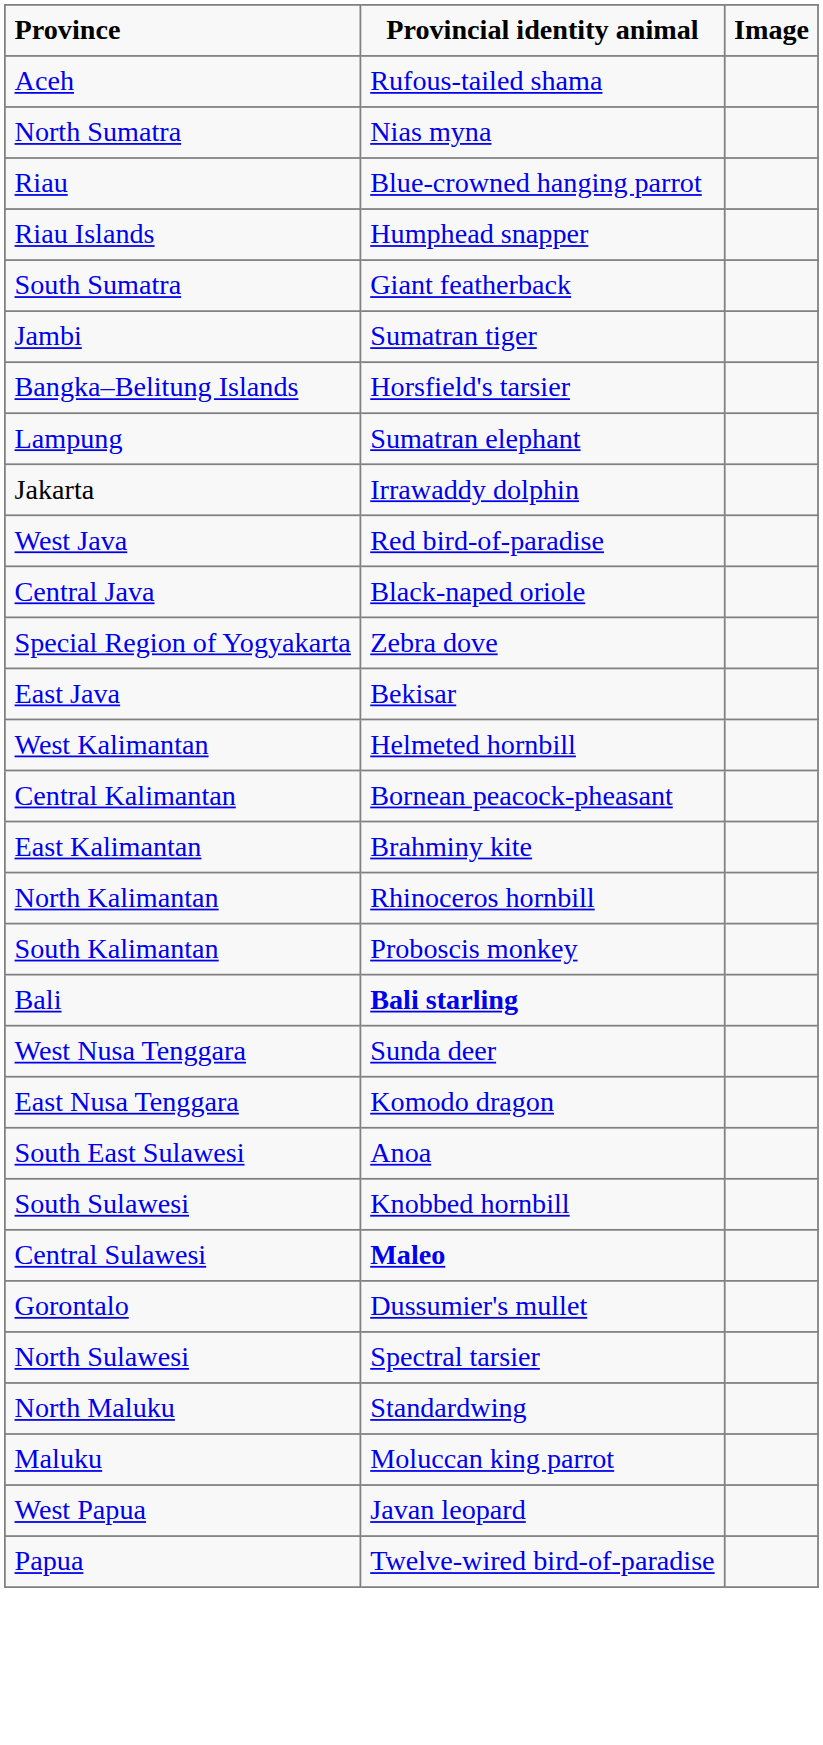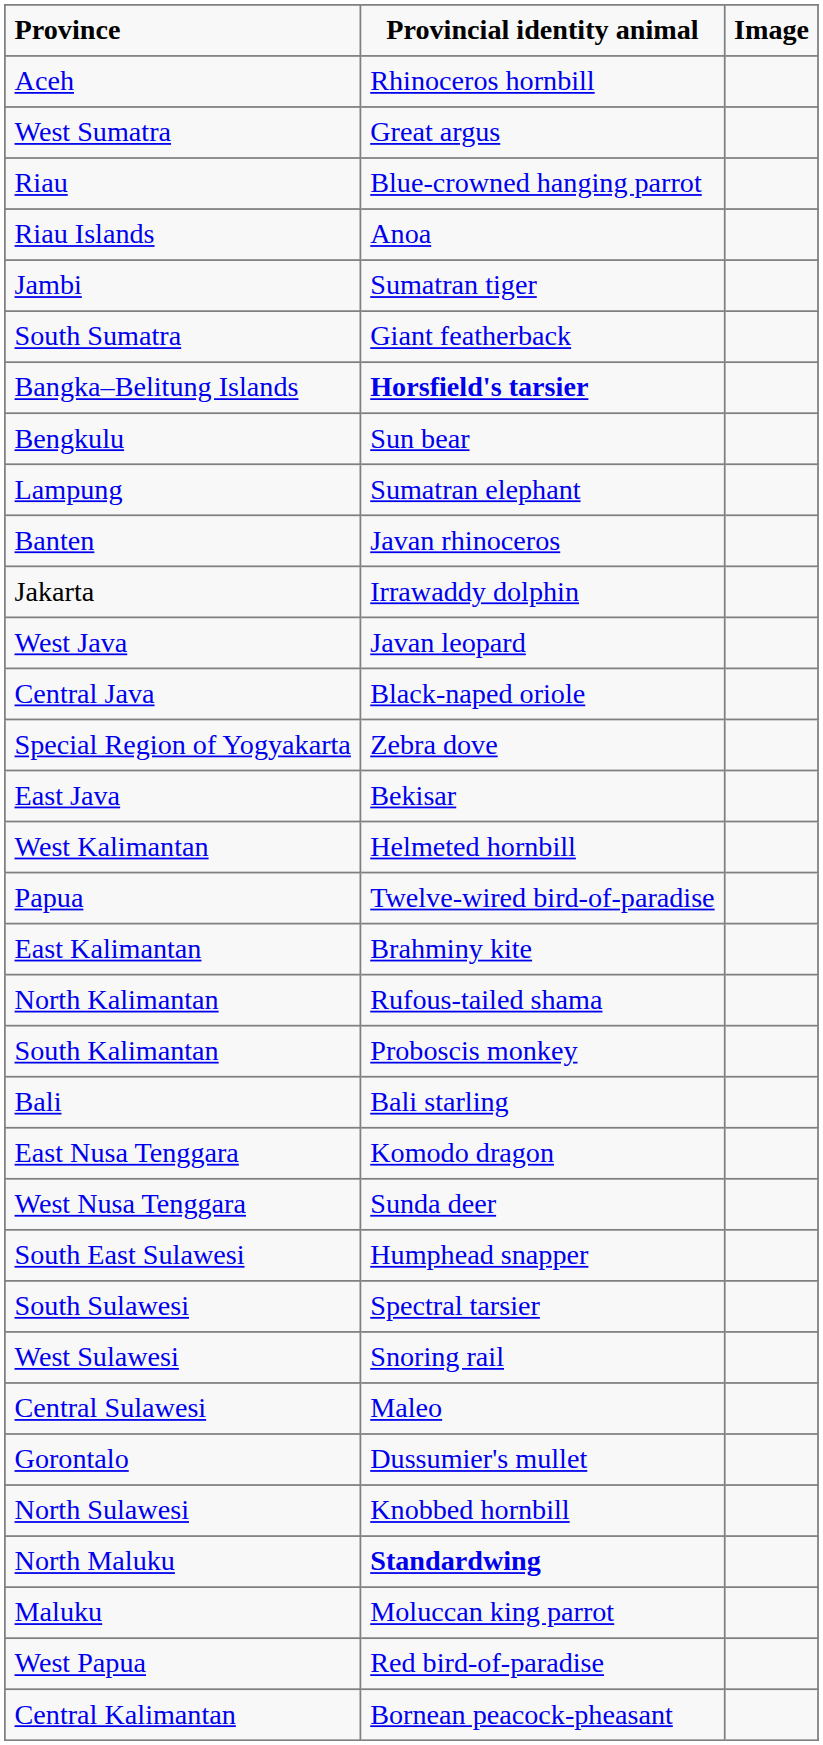(486, 81) Rufous-tailed shama -> (482, 81) Rhinoceros hornbill
- row: (98, 132)
+ row: (93, 132)
(479, 234) Humphead snapper -> (401, 234) Anoa
rows swapped: (48, 336) <-> (98, 285)
(470, 387) normal -> (479, 387) bold
+ row: (69, 438)
+ row: (54, 540)
(487, 540) Red bird-of-paradise -> (448, 642) Javan leopard
rows swapped: (125, 795) <-> (49, 1561)
(482, 897) Rhinoceros hornbill -> (486, 999) Rufous-tailed shama
(444, 999) bold -> (439, 1101) normal
rows swapped: (130, 1050) <-> (127, 1101)
(401, 1152) Anoa -> (479, 1254) Humphead snapper
(470, 1203) Knobbed hornbill -> (455, 1306) Spectral tarsier
+ row: (97, 1357)
(408, 1254) bold -> (406, 1408) normal
(455, 1357) Spectral tarsier -> (470, 1510) Knobbed hornbill
(448, 1408) normal -> (456, 1561) bold
(448, 1510) Javan leopard -> (487, 1663) Red bird-of-paradise
